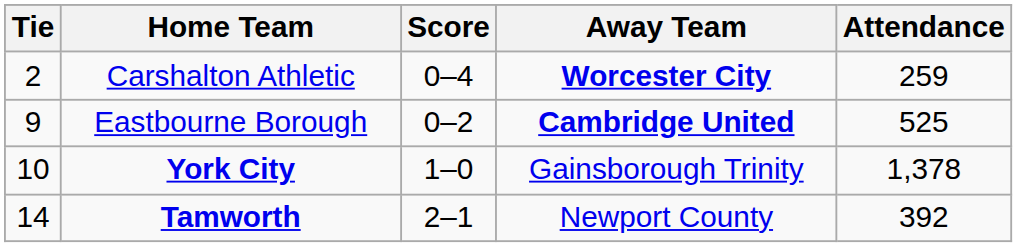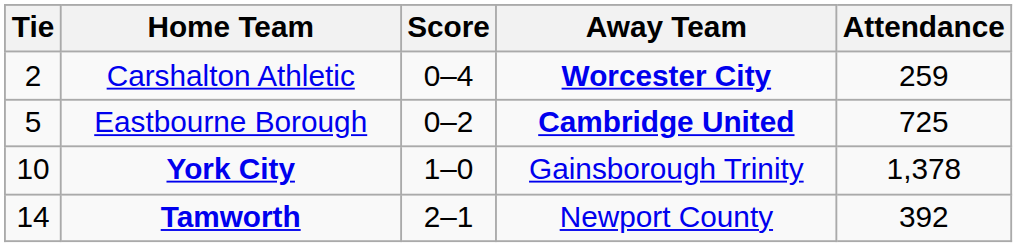(33, 122) 9 -> (33, 122) 5
(924, 122) 525 -> (924, 122) 725
